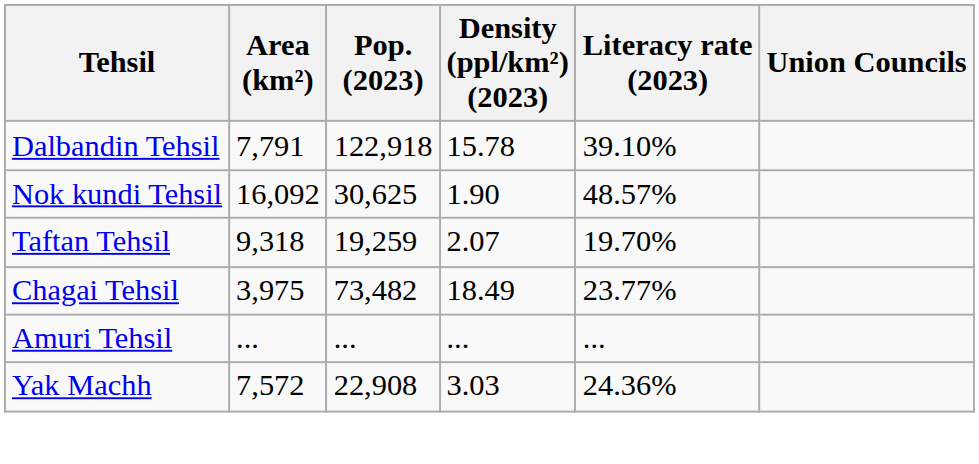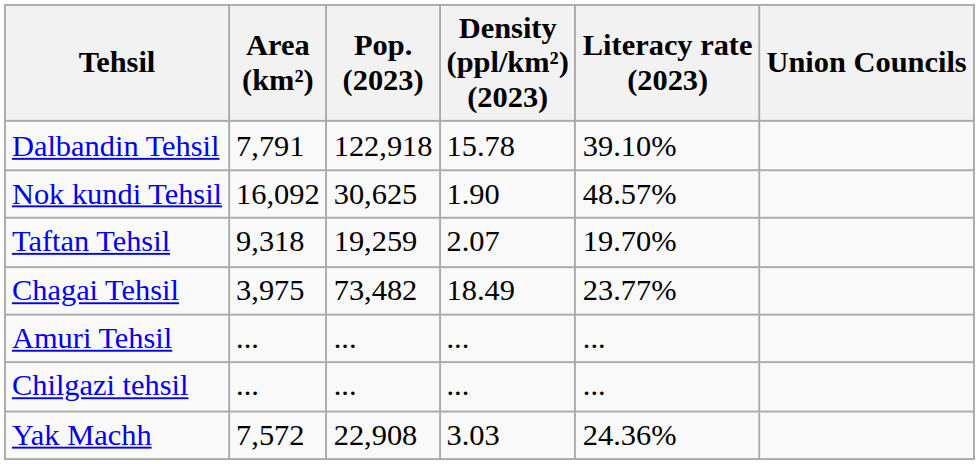+ row: (100, 386)
